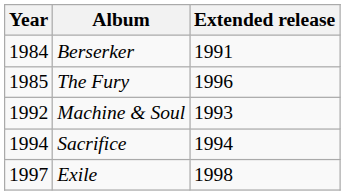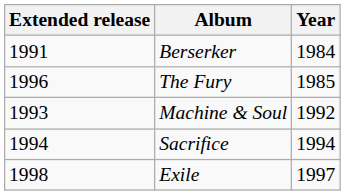columns swapped: (29, 19) <-> (265, 19)
